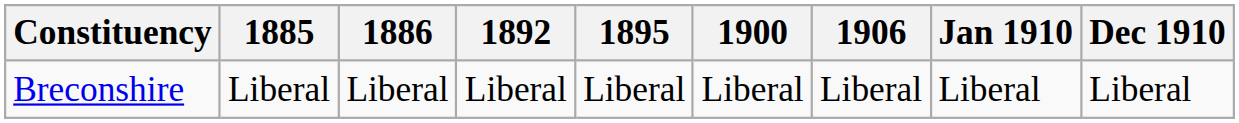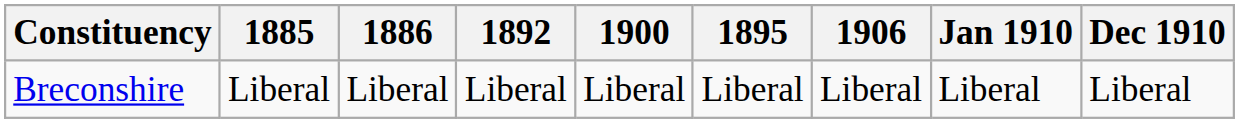columns swapped: (634, 32) <-> (753, 32)
